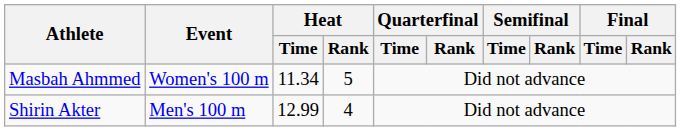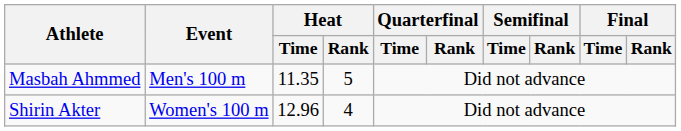(209, 79) Women's 100 m -> (197, 79) Men's 100 m
(298, 79) 11.34 -> (298, 79) 11.35
(197, 110) Men's 100 m -> (209, 110) Women's 100 m
(298, 110) 12.99 -> (298, 110) 12.96
